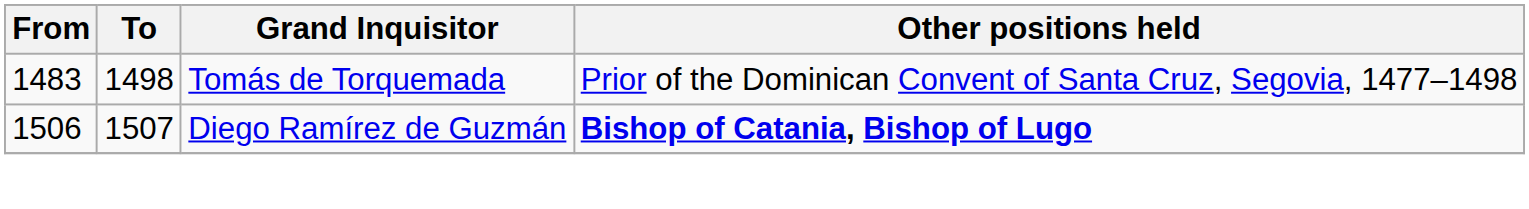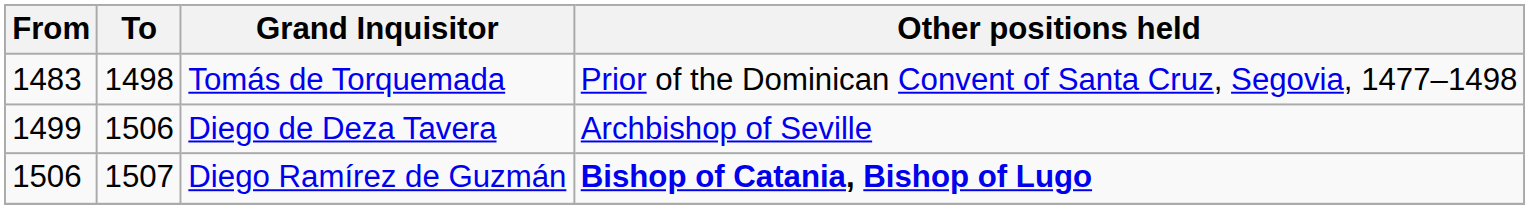+ row: (342, 128)
